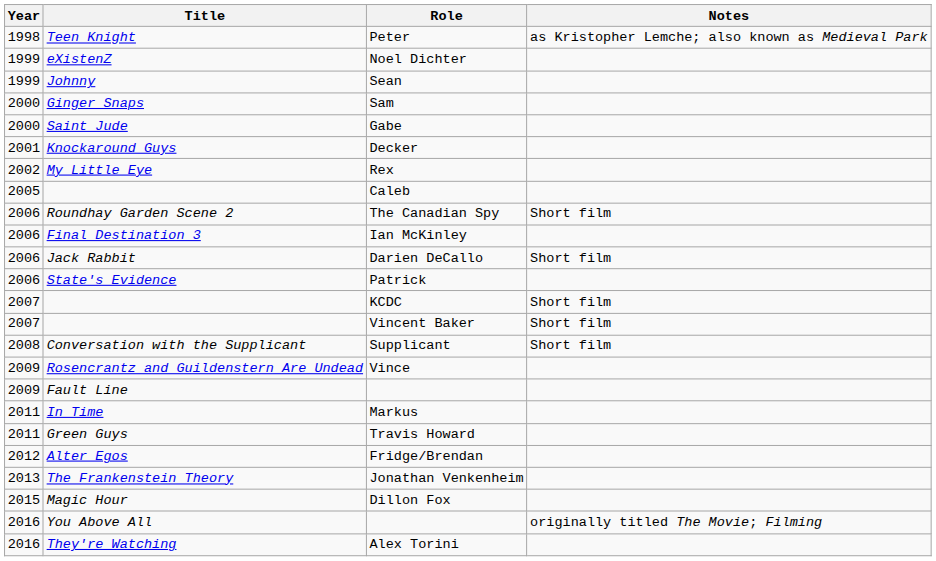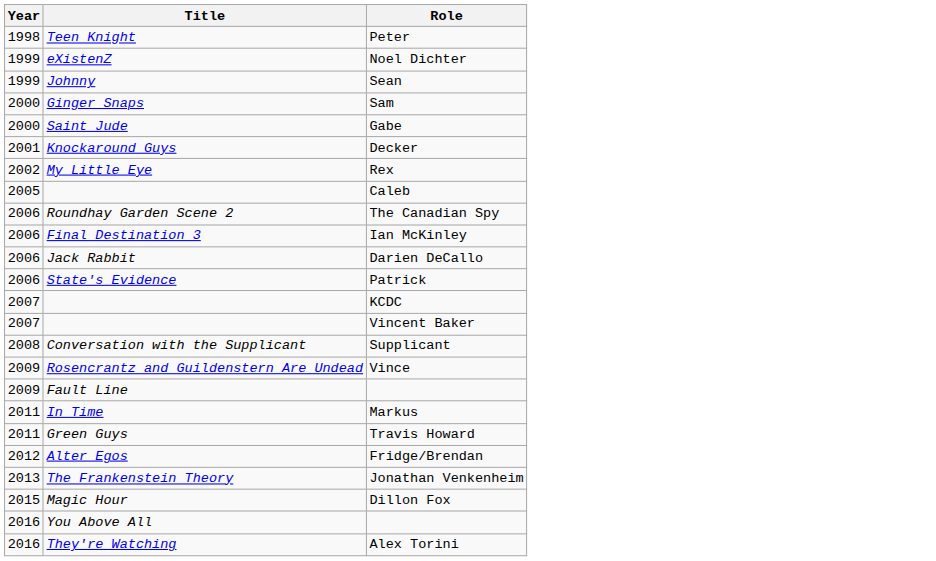- column: (729, 16)
